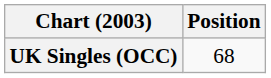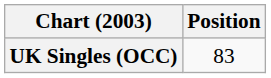(224, 55) 68 -> (224, 55) 83
